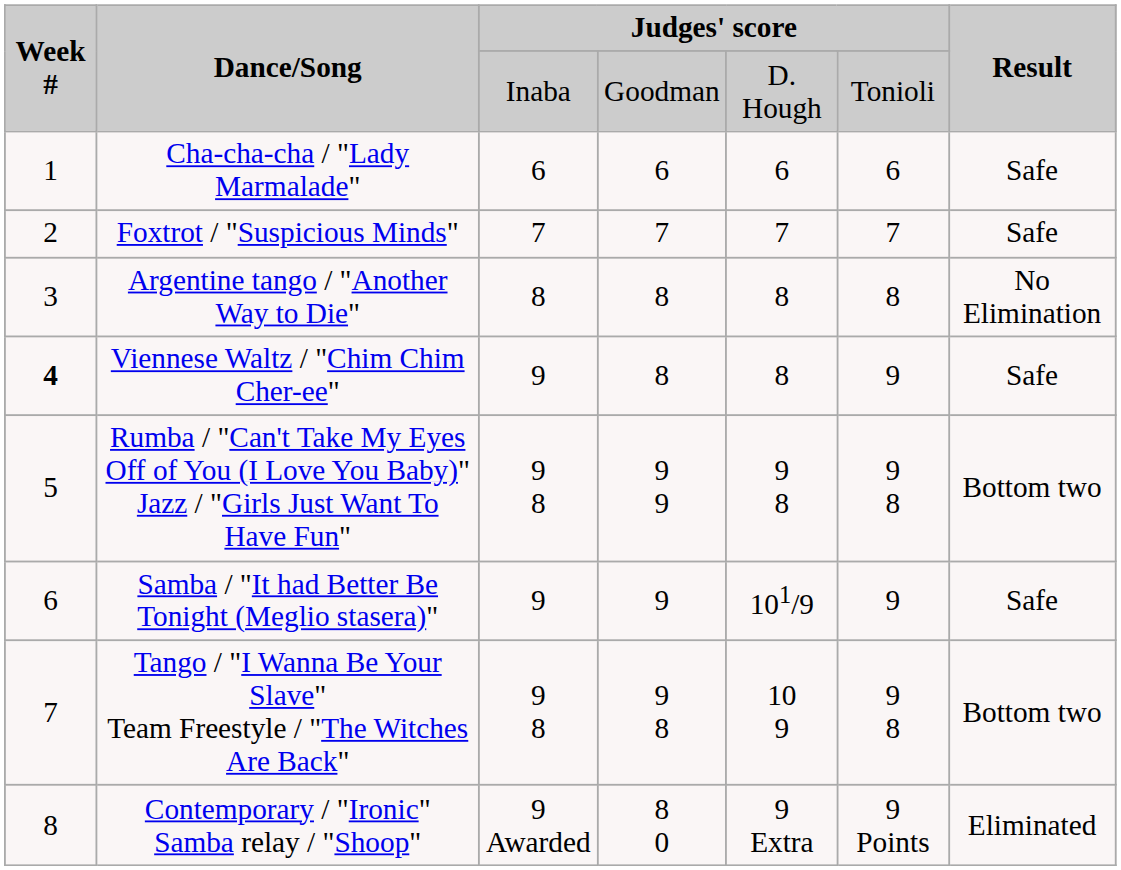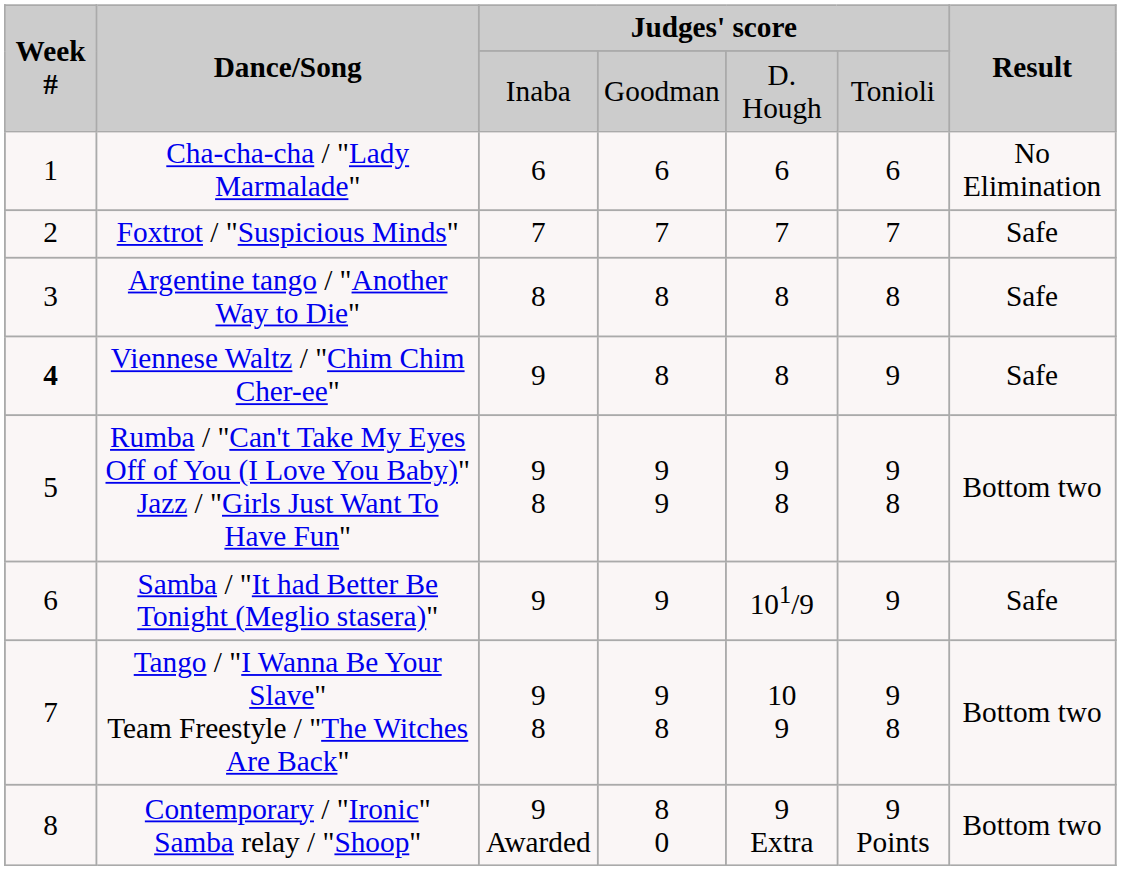(1032, 170) Safe -> (1032, 170) No Elimination
(1032, 296) No Elimination -> (1032, 296) Safe
(1032, 824) Eliminated -> (1032, 824) Bottom two
